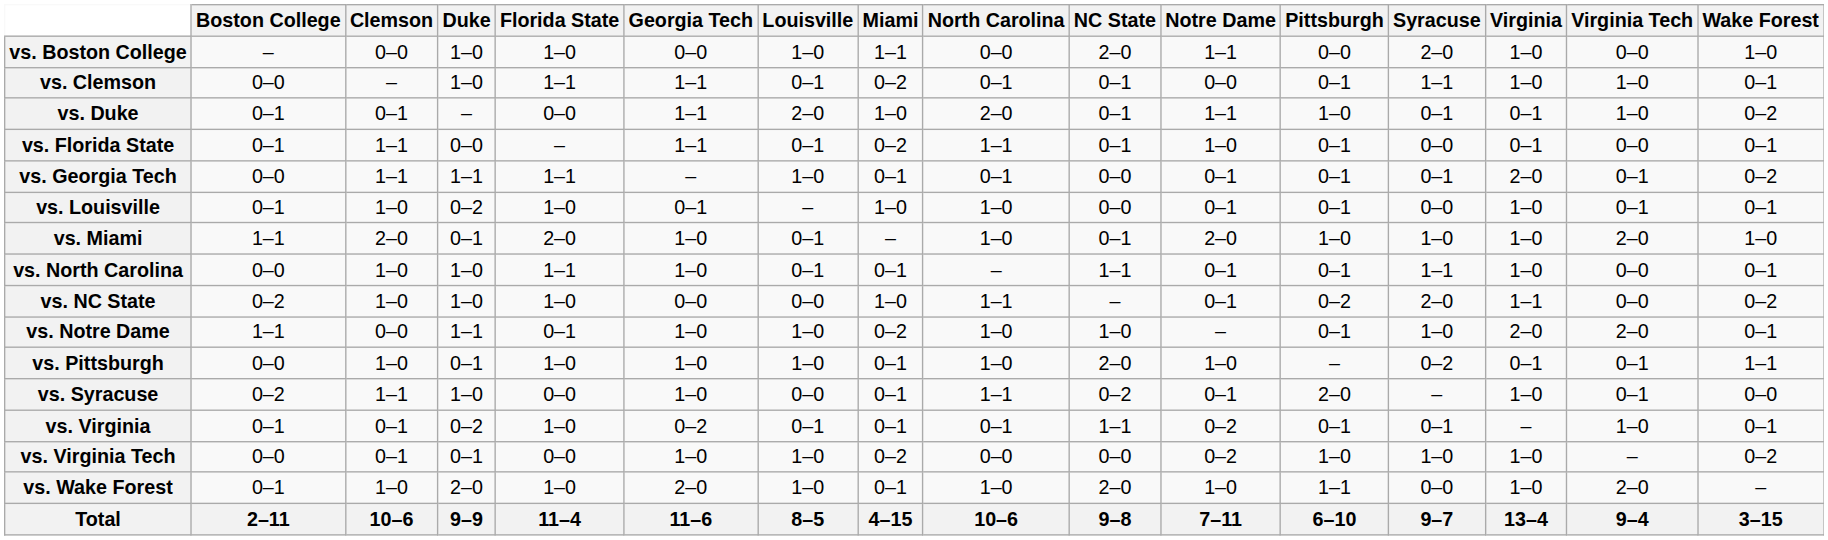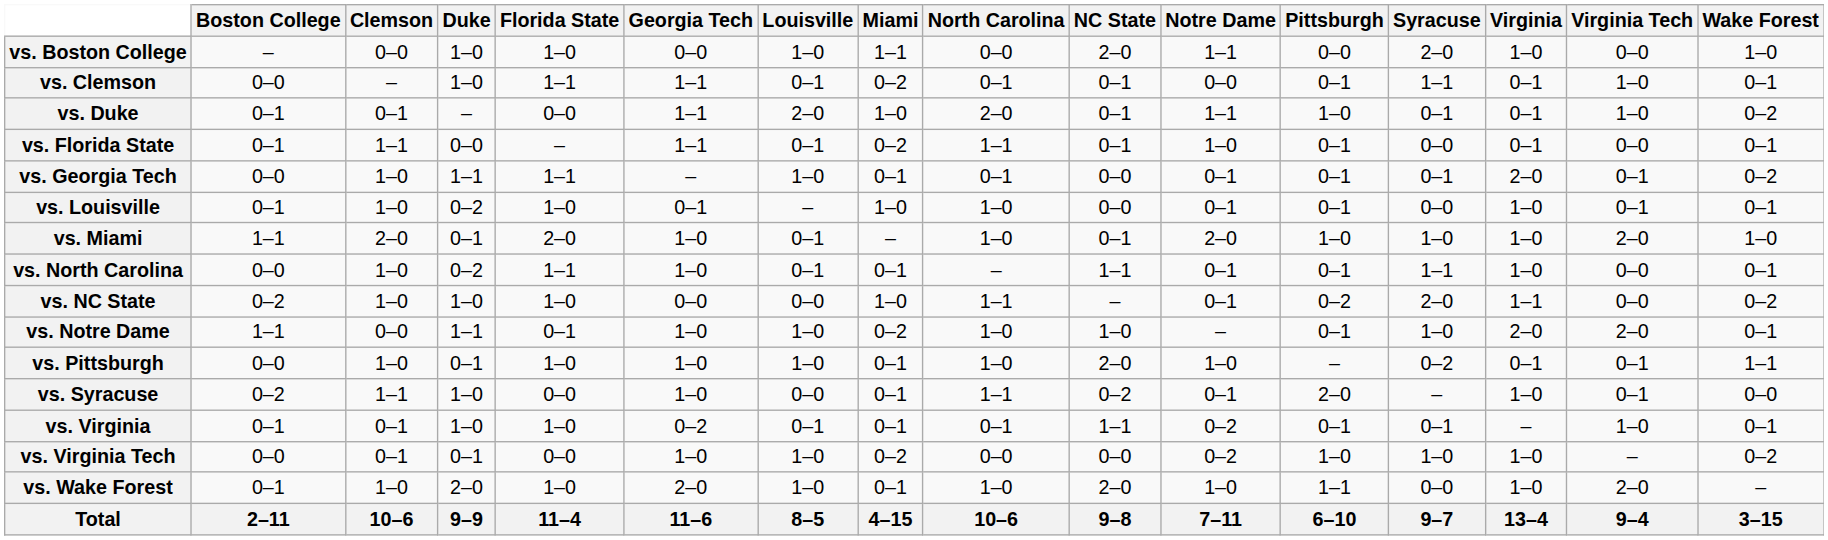(1526, 83) 1–0 -> (1526, 83) 0–1
(392, 176) 1–1 -> (392, 176) 1–0
(467, 270) 1–0 -> (467, 270) 0–2
(467, 426) 0–2 -> (467, 426) 1–0
